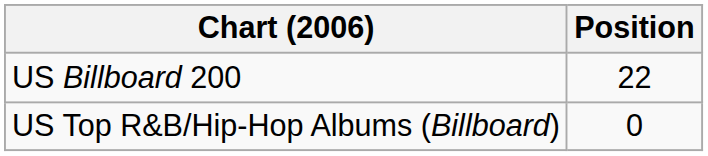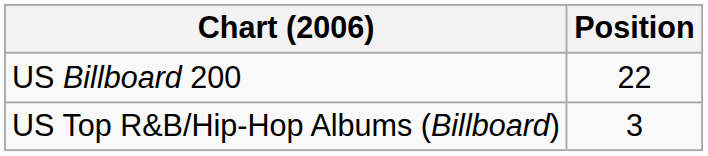(634, 125) 0 -> (634, 125) 3
